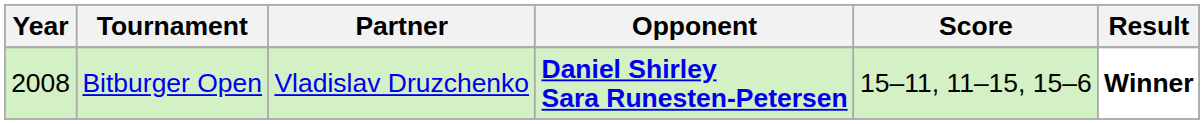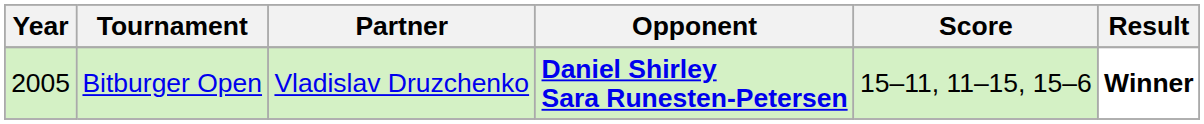(41, 83) 2008 -> (41, 83) 2005
